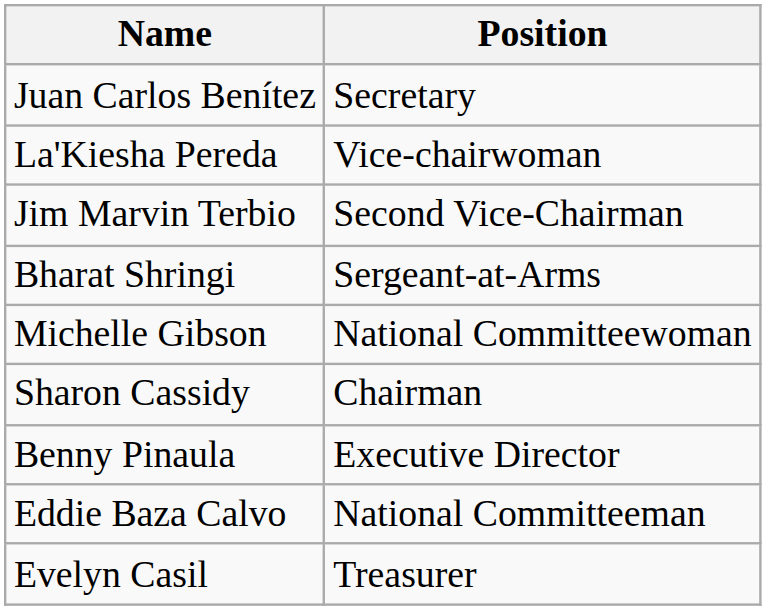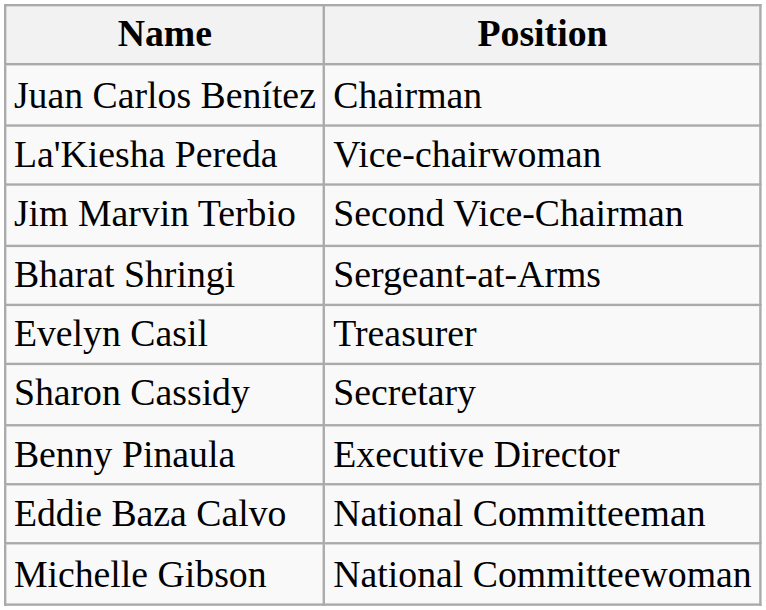(405, 94) Secretary -> (408, 94) Chairman
rows swapped: (111, 573) <-> (140, 333)
(408, 393) Chairman -> (405, 393) Secretary
